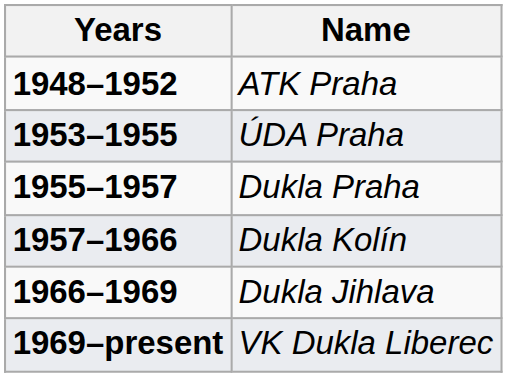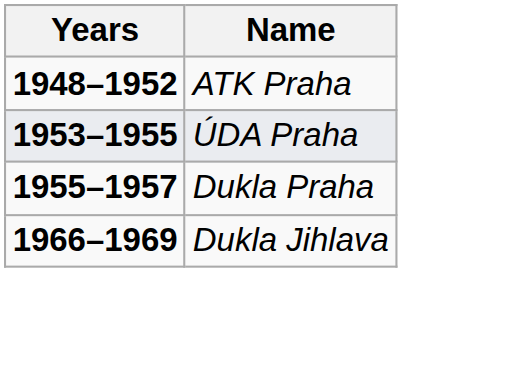- row: (323, 239)
- row: (366, 344)
